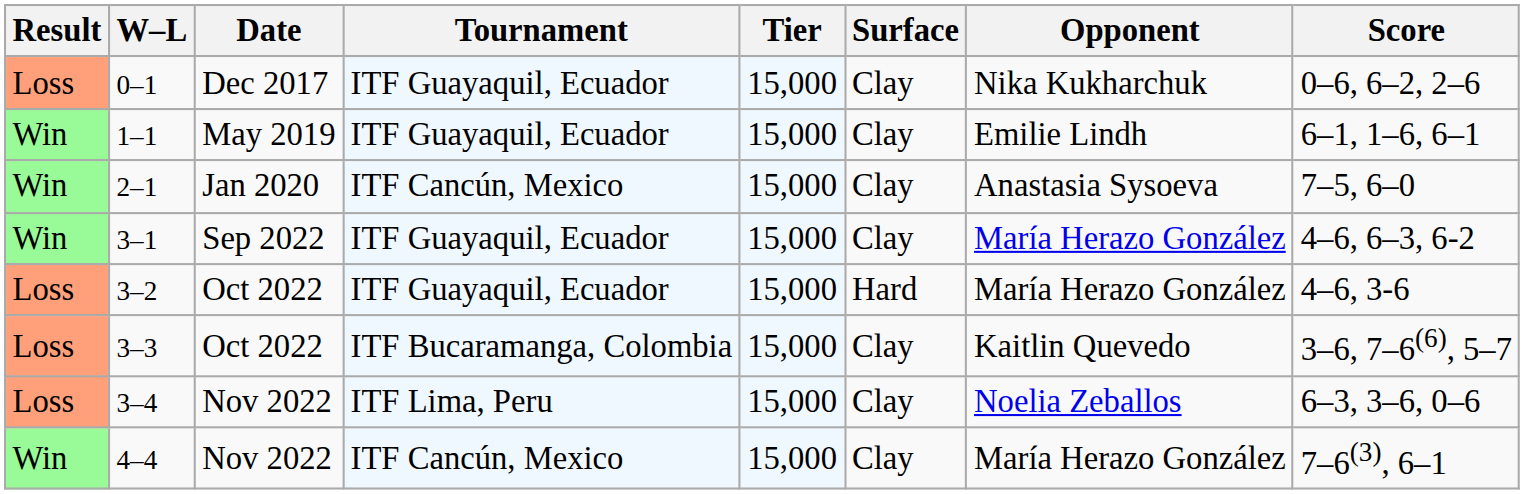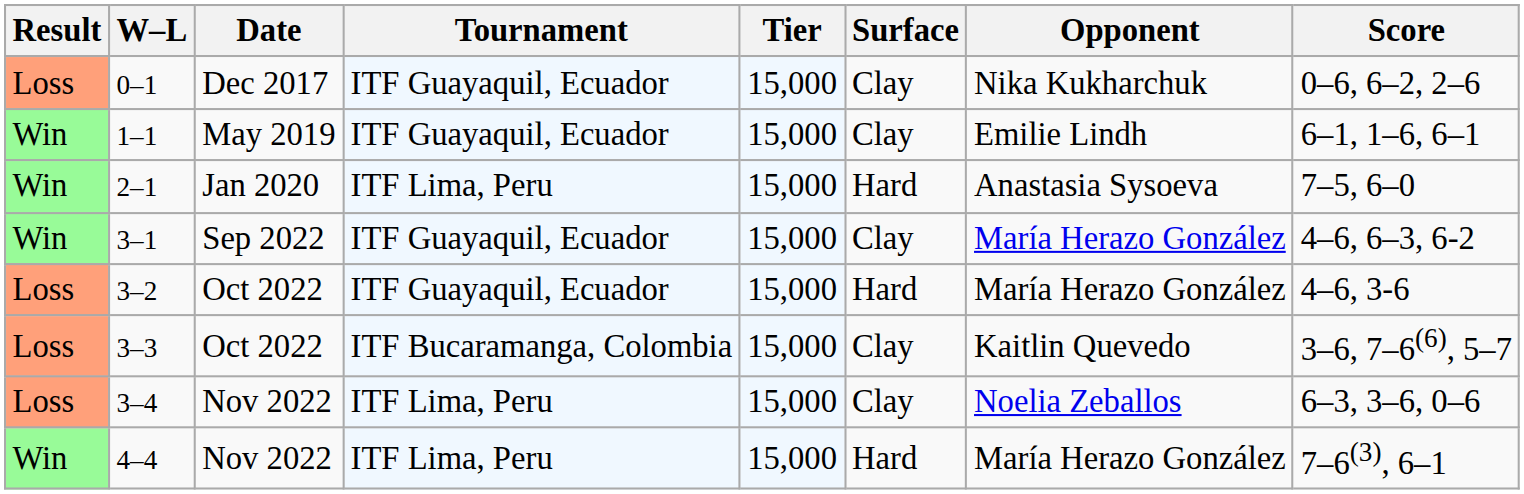(487, 185) ITF Cancún, Mexico -> (452, 185) ITF Lima, Peru
(883, 185) Clay -> (885, 185) Hard
(487, 457) ITF Cancún, Mexico -> (452, 457) ITF Lima, Peru
(883, 457) Clay -> (885, 457) Hard
